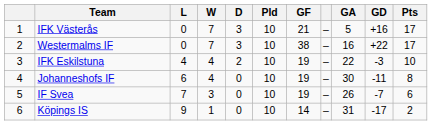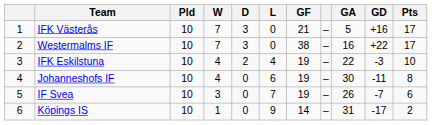columns swapped: (270, 12) <-> (184, 12)
